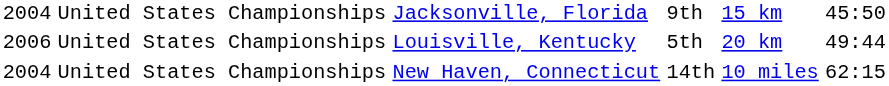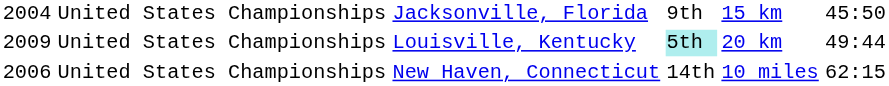(27, 43) 2006 -> (27, 43) 2009
(685, 43) no background -> (685, 43) paleturquoise background
(27, 73) 2004 -> (27, 73) 2006
